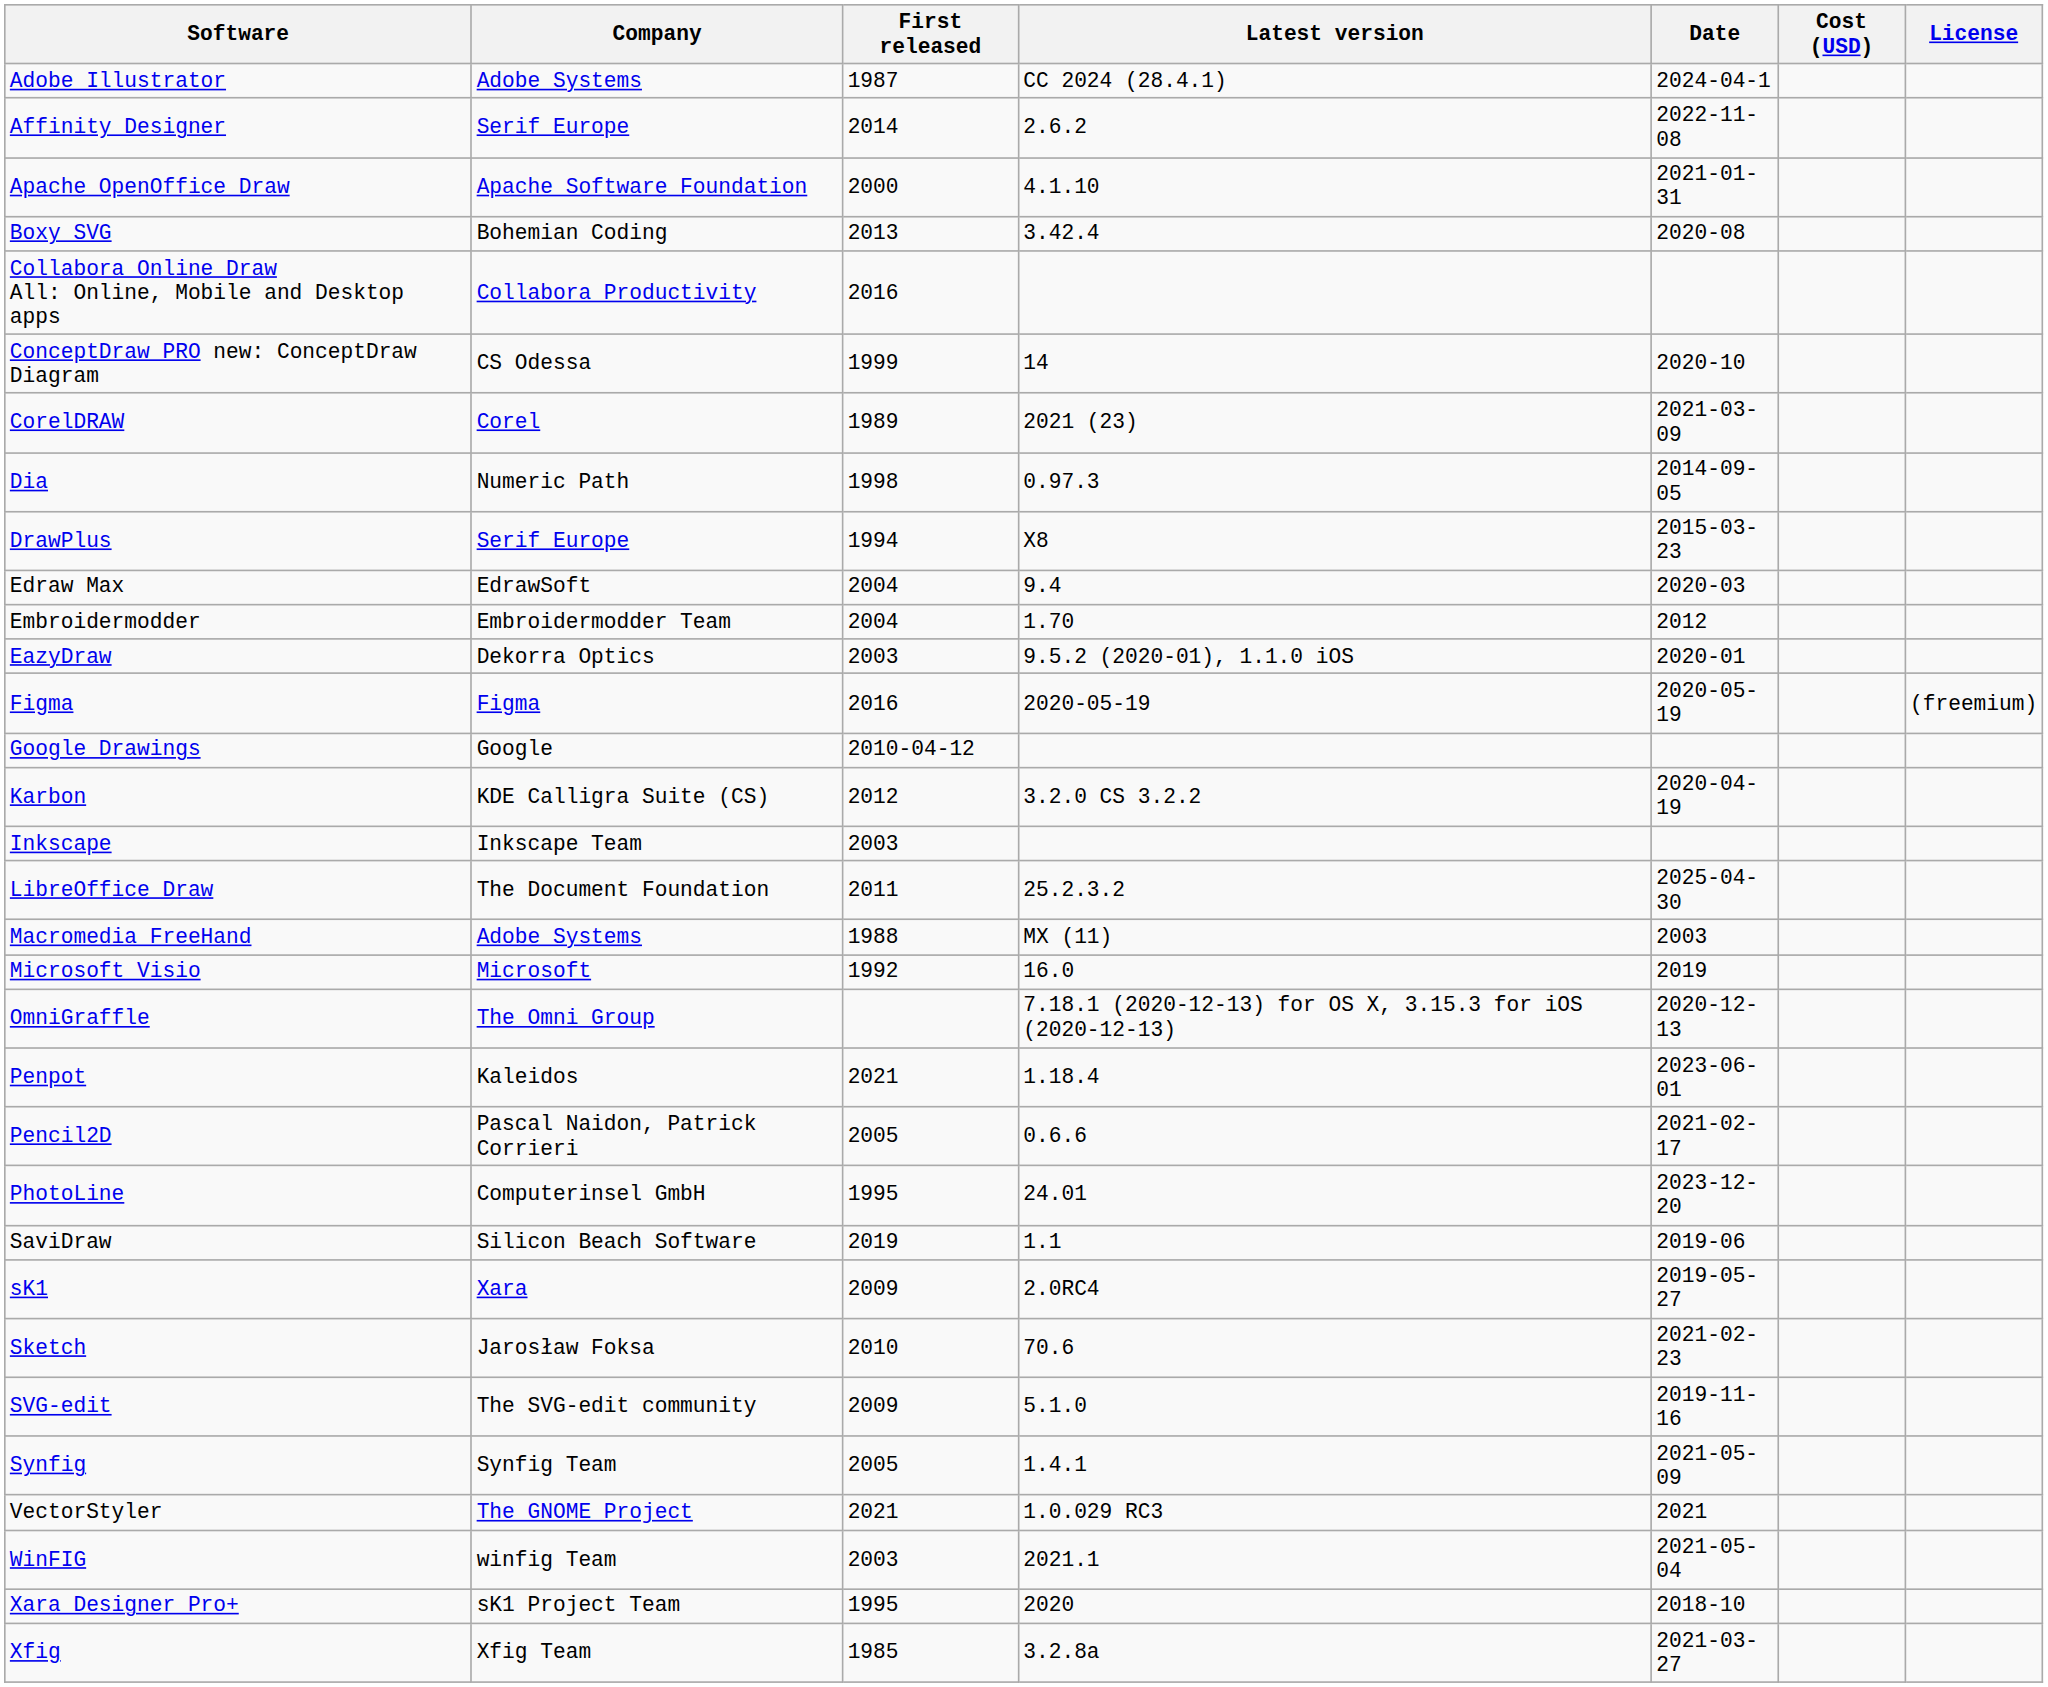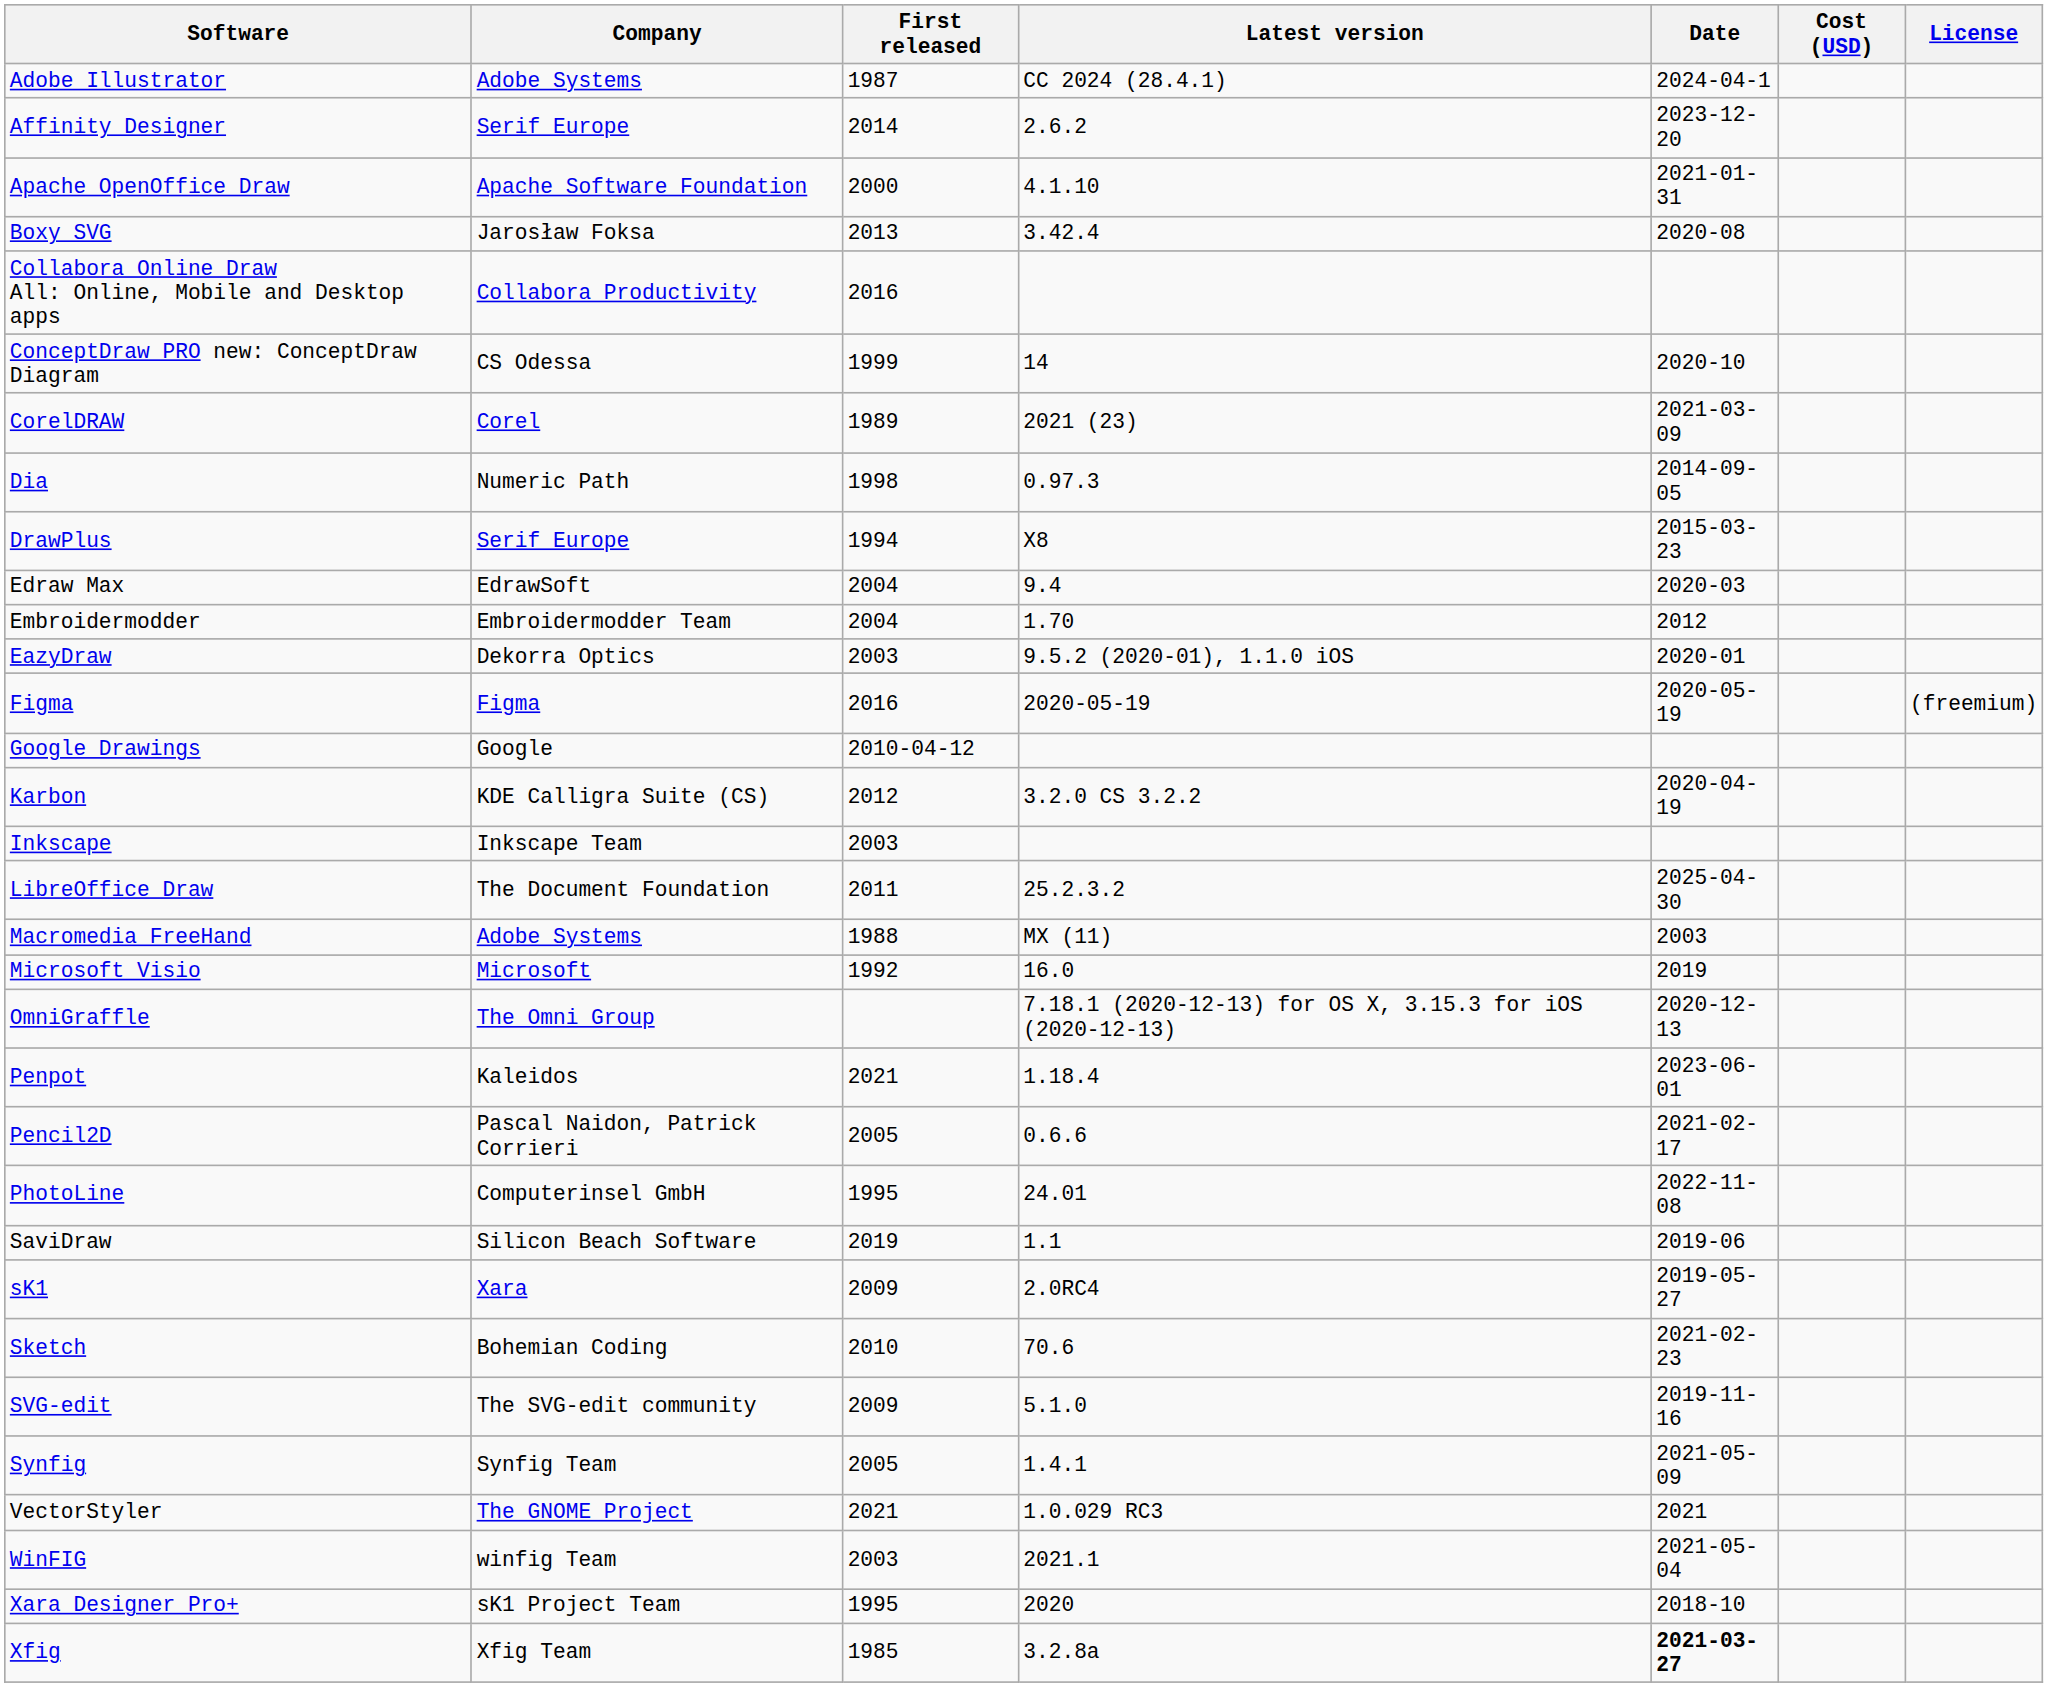(1707, 128) 2022-11-08 -> (1707, 128) 2023-12-20
(572, 234) Bohemian Coding -> (566, 234) Jarosław Foksa
(1707, 1195) 2023-12-20 -> (1707, 1195) 2022-11-08
(566, 1348) Jarosław Foksa -> (572, 1348) Bohemian Coding
(1707, 1653) normal -> (1707, 1653) bold
